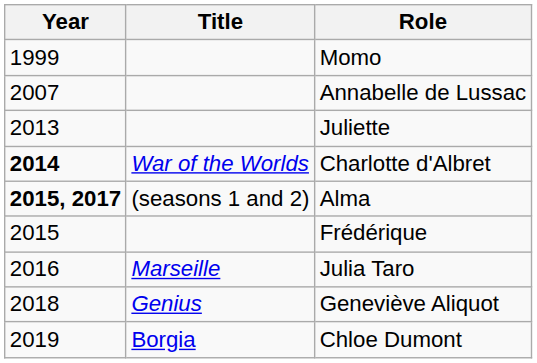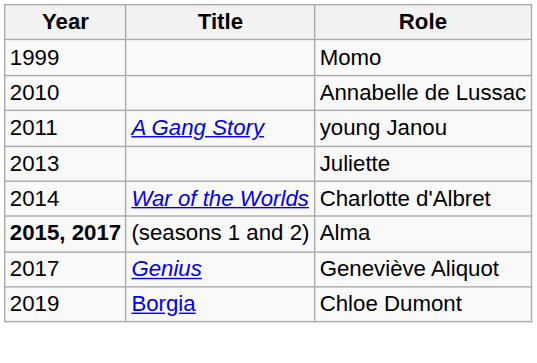(35, 92) 2007 -> (35, 92) 2010
+ row: (383, 127)
(35, 163) bold -> (35, 198) normal
- row: (373, 233)
- row: (367, 269)
(35, 304) 2018 -> (35, 269) 2017
